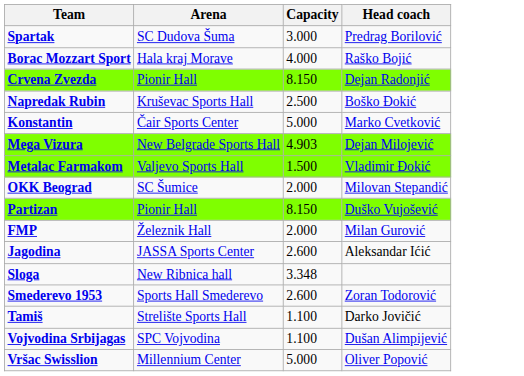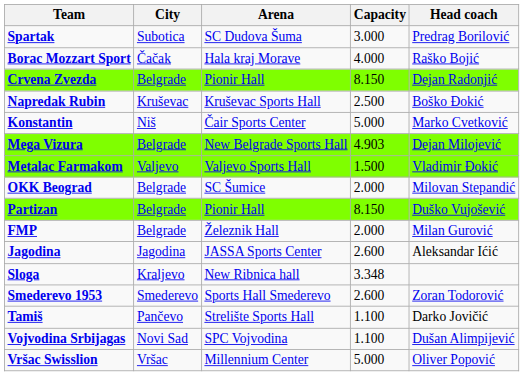+ column: (168, 15)
